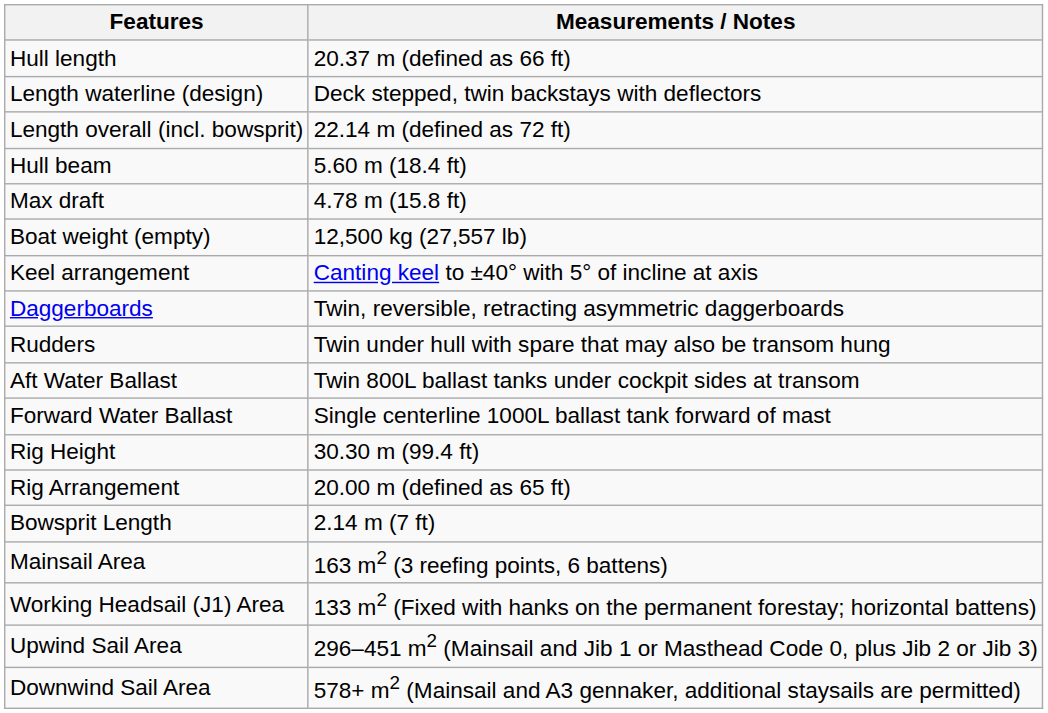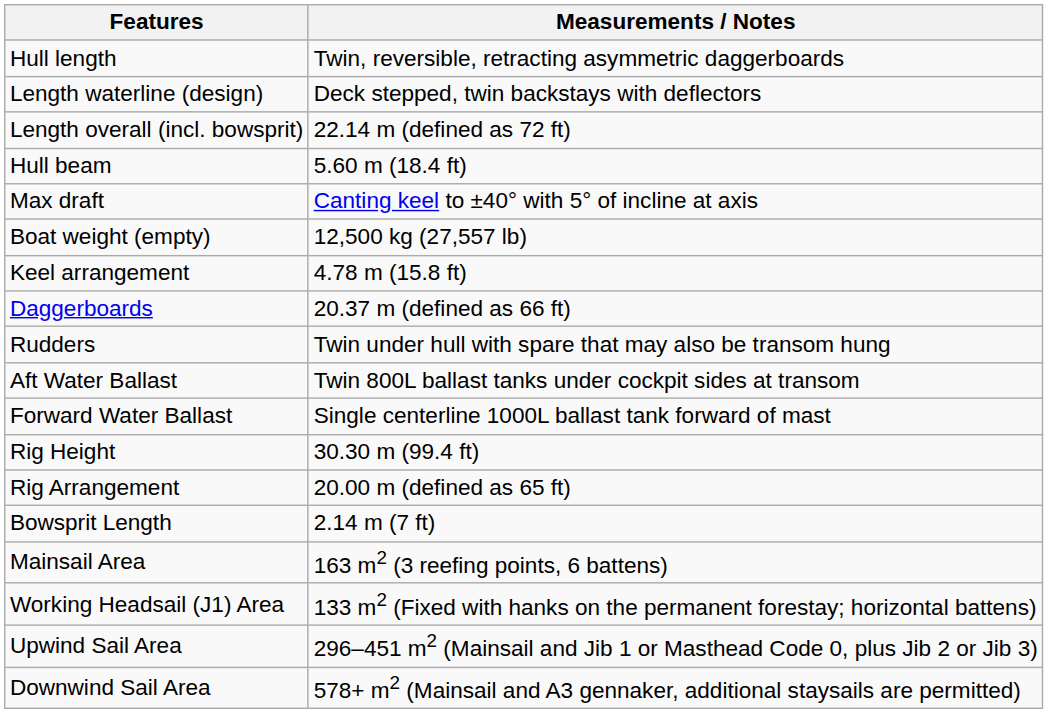(442, 58) 20.37 m (defined as 66 ft) -> (579, 58) Twin, reversible, retracting asymmetric daggerboards
(390, 201) 4.78 m (15.8 ft) -> (536, 201) Canting keel to ±40° with 5° of incline at axis
(536, 272) Canting keel to ±40° with 5° of incline at axis -> (390, 272) 4.78 m (15.8 ft)
(579, 308) Twin, reversible, retracting asymmetric daggerboards -> (442, 308) 20.37 m (defined as 66 ft)
